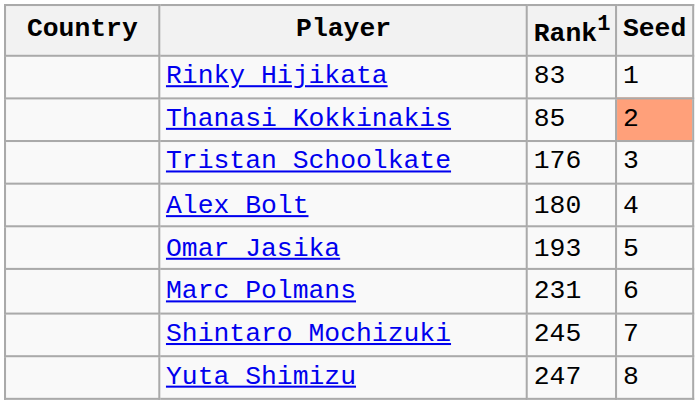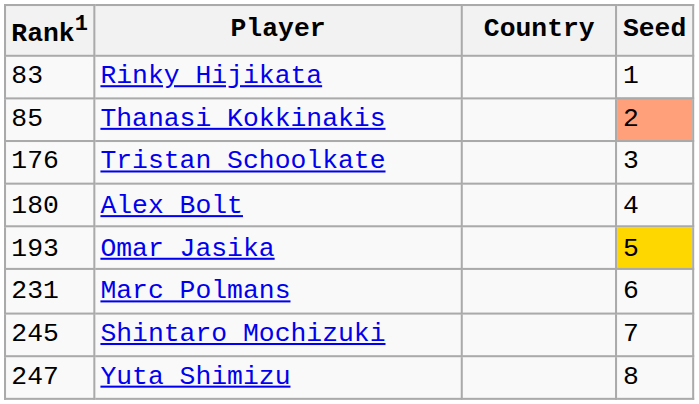columns swapped: (82, 30) <-> (572, 30)
(631, 248) no background -> (631, 248) gold background
